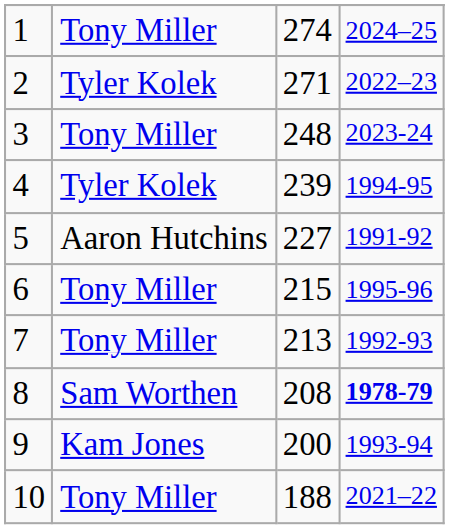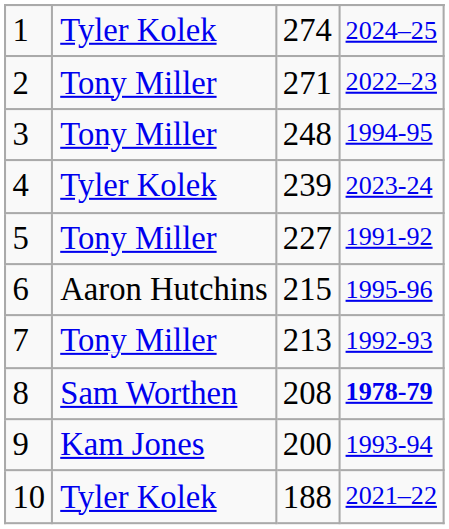(138, 30) Tony Miller -> (138, 30) Tyler Kolek
(138, 82) Tyler Kolek -> (138, 82) Tony Miller
(389, 133) 2023-24 -> (389, 133) 1994-95
(389, 185) 1994-95 -> (389, 185) 2023-24
(164, 237) Aaron Hutchins -> (138, 237) Tony Miller
(138, 289) Tony Miller -> (164, 289) Aaron Hutchins
(138, 496) Tony Miller -> (138, 496) Tyler Kolek
